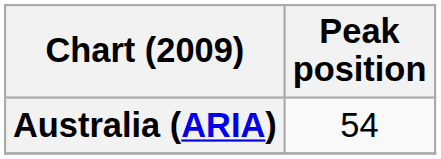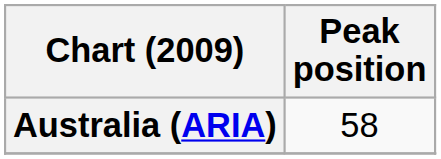(360, 125) 54 -> (360, 125) 58
